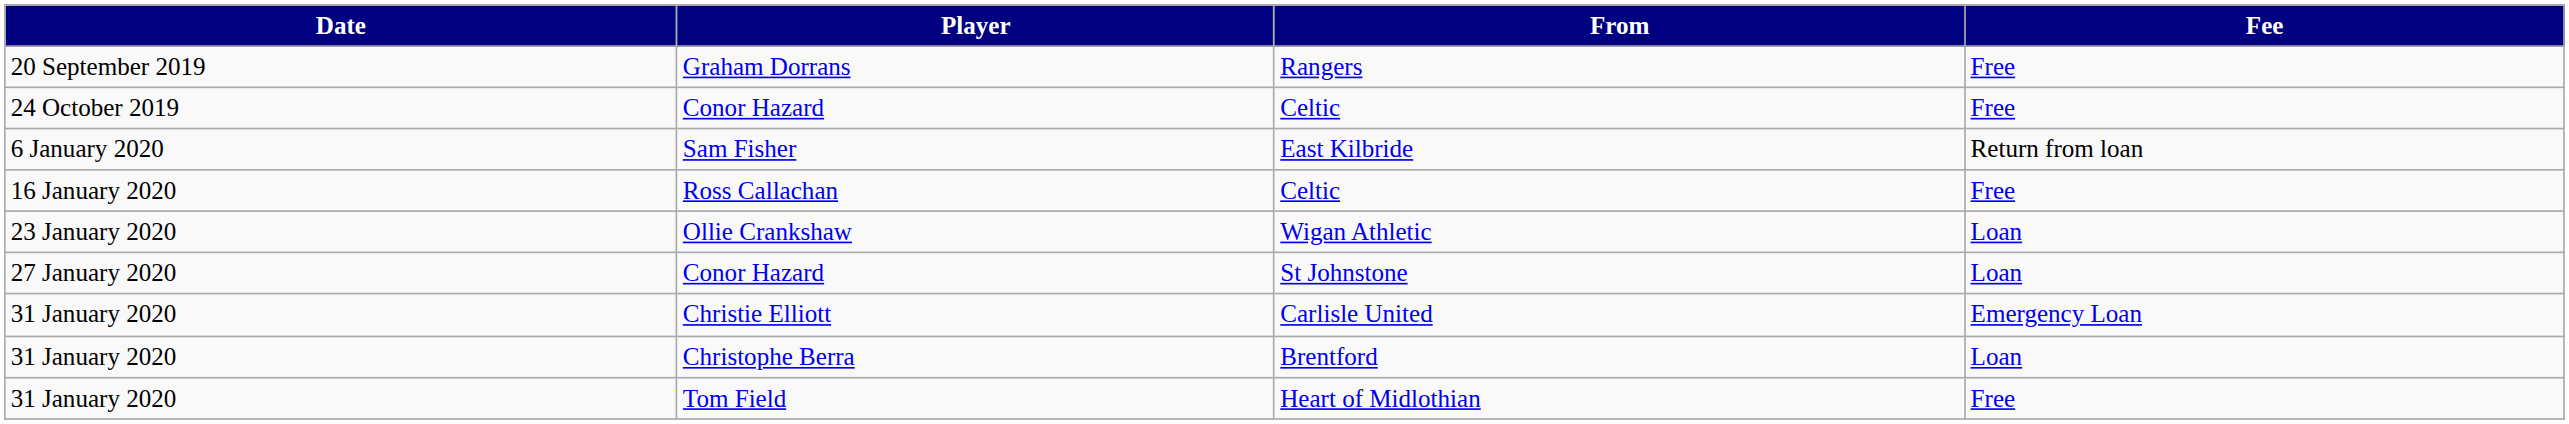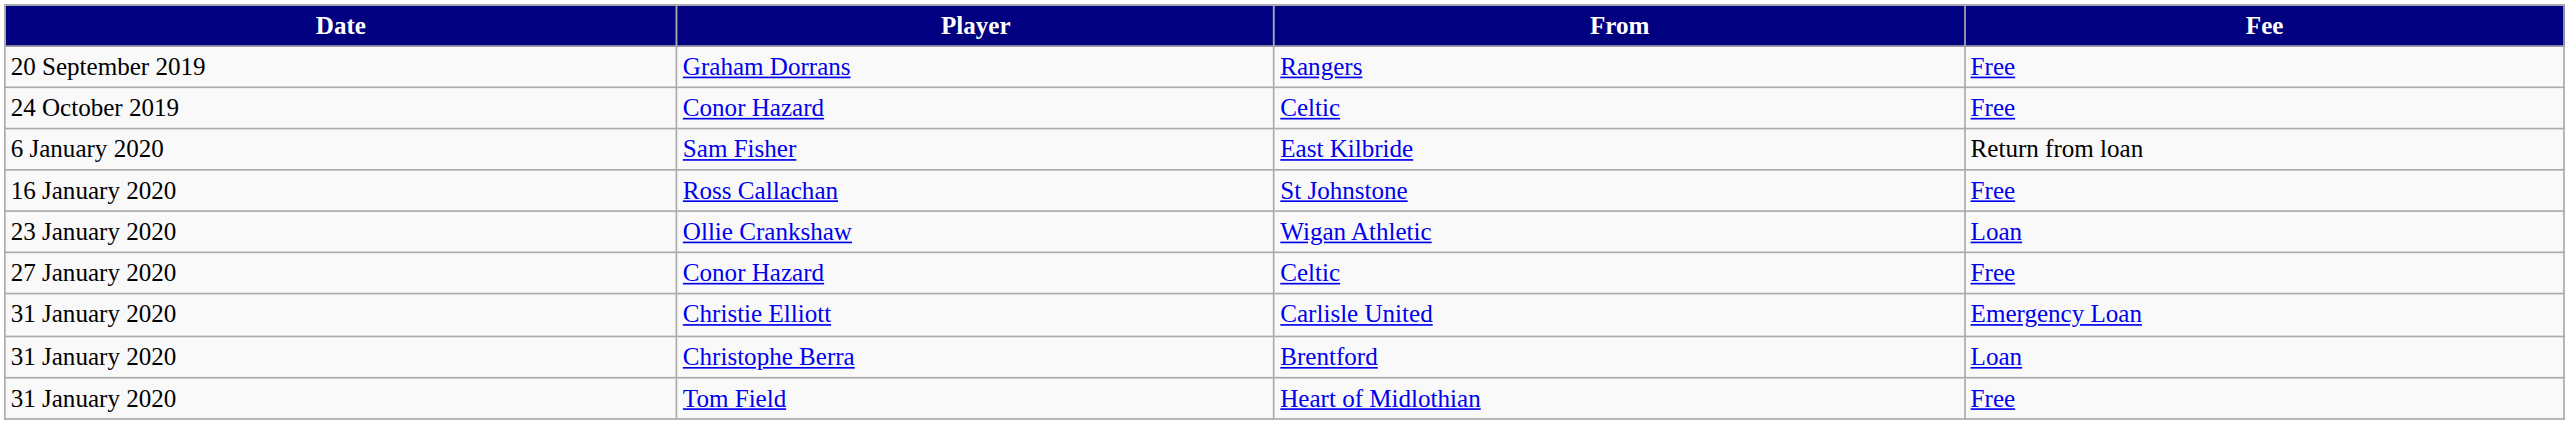(1310, 190) Celtic -> (1344, 190) St Johnstone
(1344, 273) St Johnstone -> (1310, 273) Celtic
(1996, 273) Loan -> (1993, 273) Free
